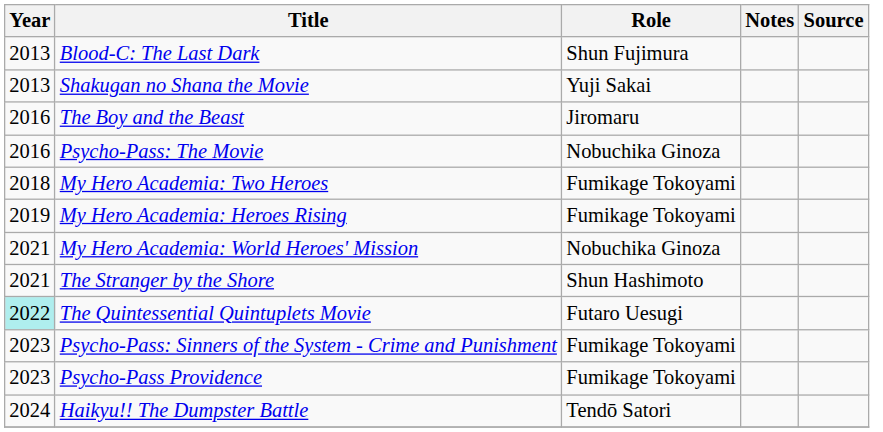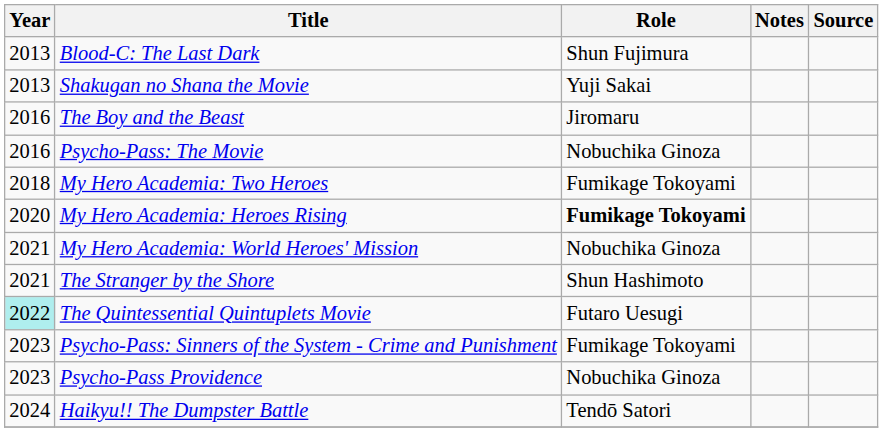(30, 215) 2019 -> (30, 215) 2020
(651, 215) normal -> (656, 215) bold
(651, 378) Fumikage Tokoyami -> (643, 378) Nobuchika Ginoza
